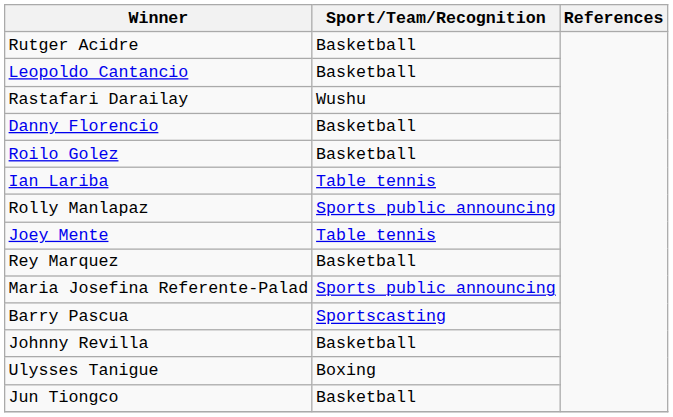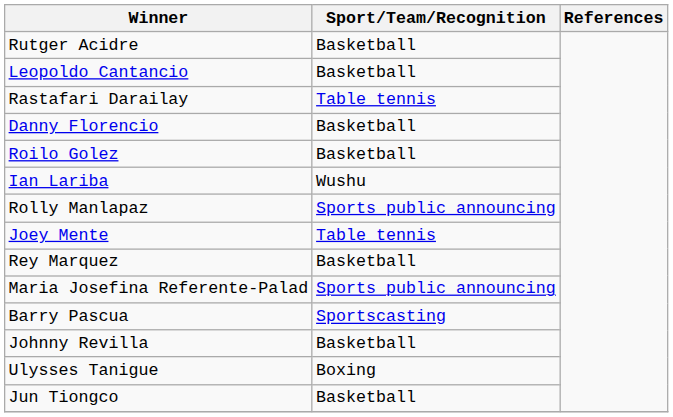(341, 100) Wushu -> (376, 100) Table tennis
(376, 181) Table tennis -> (341, 181) Wushu
